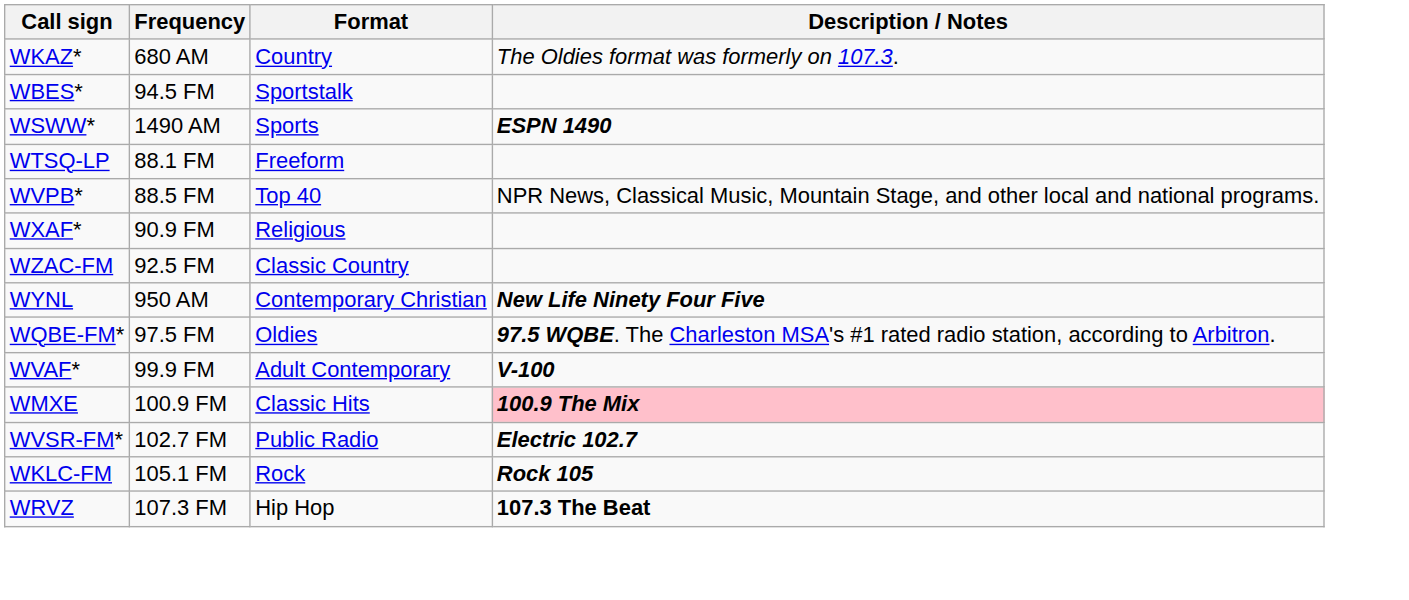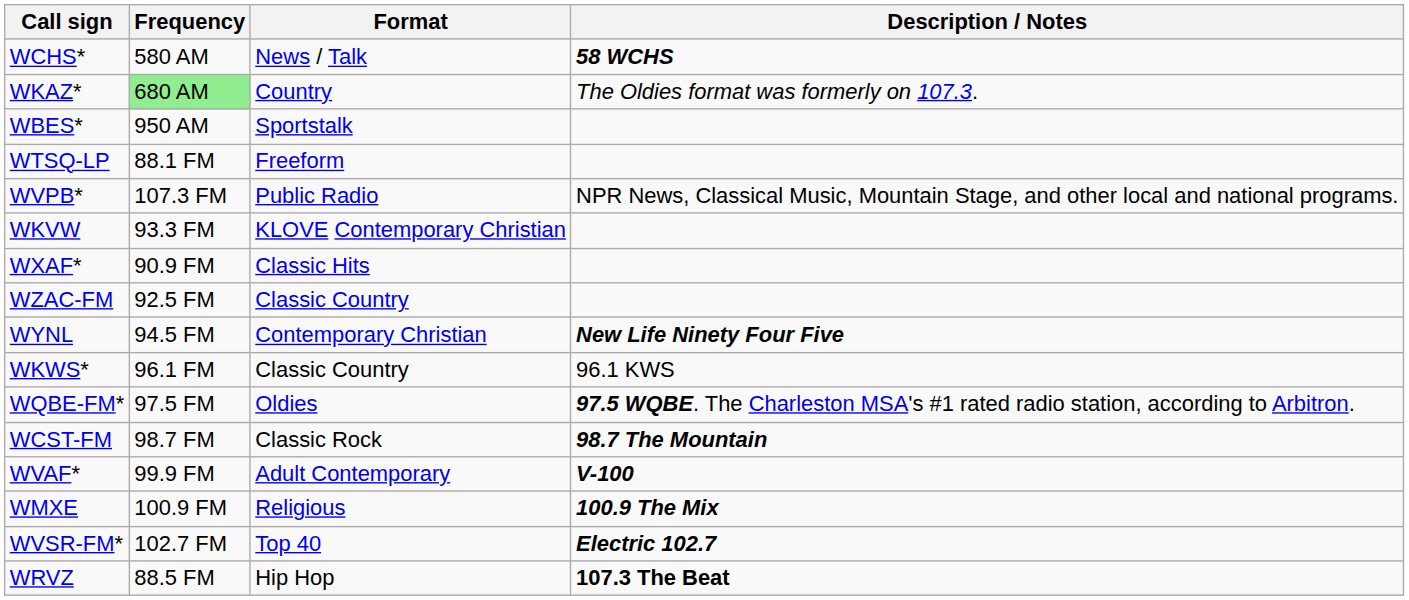+ row: (47, 56)
(171, 56) no background -> (171, 91) lightgreen background
(175, 91) 94.5 FM -> (171, 126) 950 AM
- row: (52, 126)
(175, 195) 88.5 FM -> (181, 195) 107.3 FM
(288, 195) Top 40 -> (317, 195) Public Radio
+ row: (45, 230)
(300, 230) Religious -> (313, 265) Classic Hits
(171, 299) 950 AM -> (175, 334) 94.5 FM
+ row: (49, 369)
+ row: (61, 439)
(313, 404) Classic Hits -> (300, 508) Religious
(568, 404) pink background -> (647, 508) no background
(317, 439) Public Radio -> (288, 543) Top 40
- row: (61, 473)
(181, 508) 107.3 FM -> (175, 578) 88.5 FM
